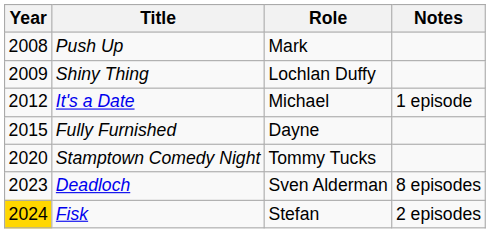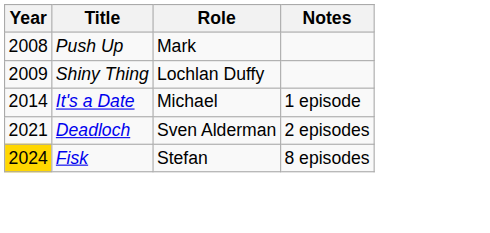(28, 102) 2012 -> (28, 102) 2014
- row: (116, 130)
- row: (158, 158)
(28, 185) 2023 -> (28, 130) 2021
(438, 185) 8 episodes -> (327, 130) 2 episodes
(438, 213) 2 episodes -> (327, 158) 8 episodes
